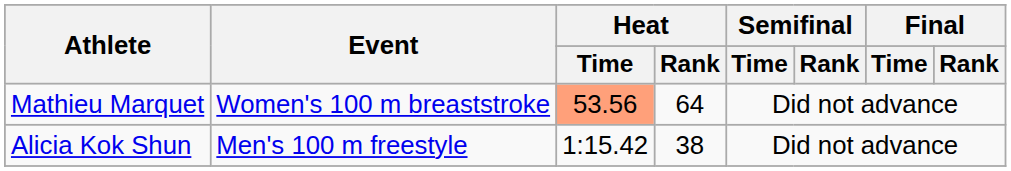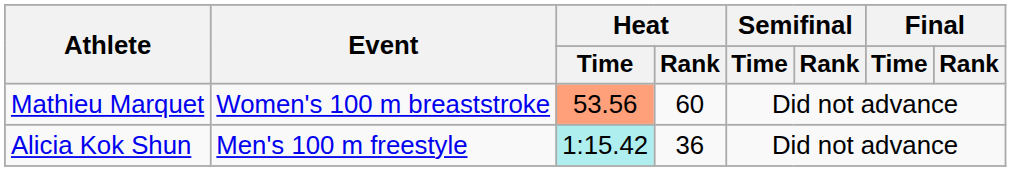(690, 105) 64 -> (690, 105) 60
(605, 146) no background -> (605, 146) paleturquoise background
(690, 146) 38 -> (690, 146) 36
